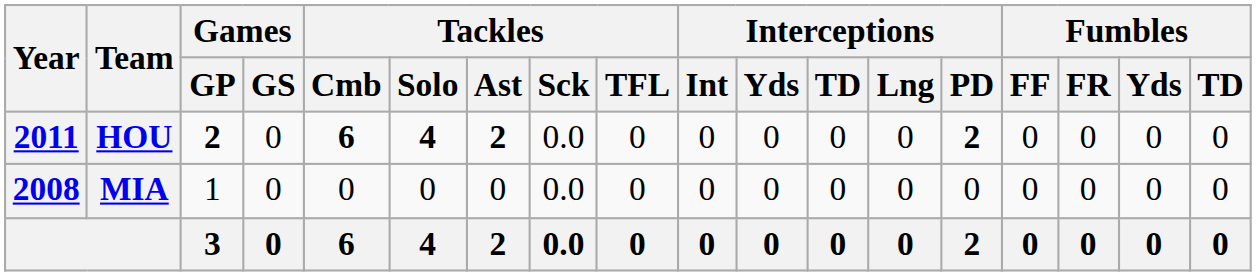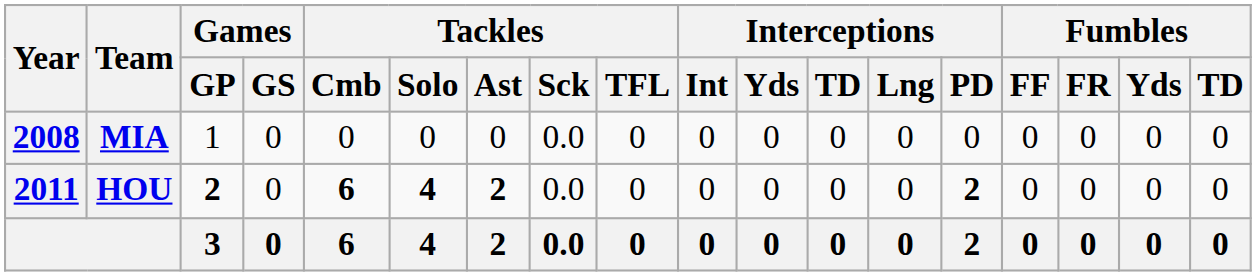rows swapped: (134, 190) <-> (134, 137)
